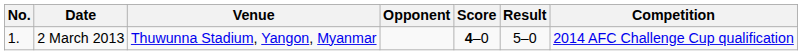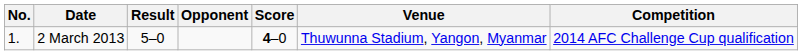columns swapped: (254, 15) <-> (525, 15)
